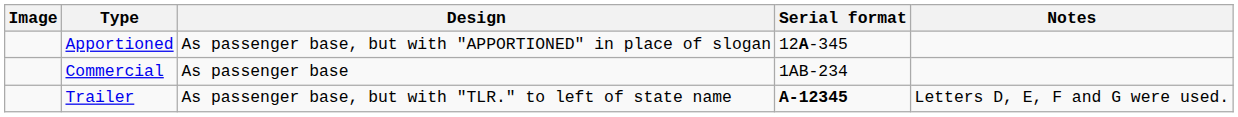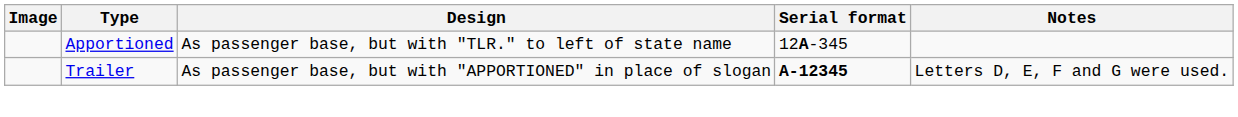(476, 45) As passenger base, but with "APPORTIONED" in place of slogan -> (457, 45) As passenger base, but with "TLR." to left of state name
- row: (115, 71)
(457, 98) As passenger base, but with "TLR." to left of state name -> (476, 71) As passenger base, but with "APPORTIONED" in place of slogan
